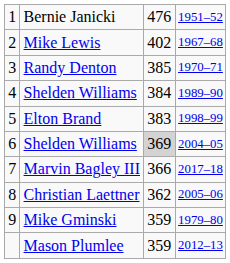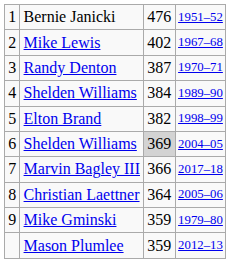(159, 67) 385 -> (159, 67) 387
(159, 118) 383 -> (159, 118) 382
(159, 194) 362 -> (159, 194) 364
